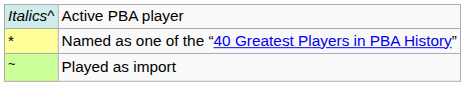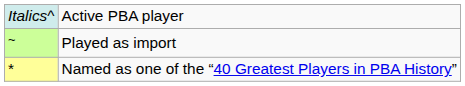rows swapped: (259, 41) <-> (119, 67)
